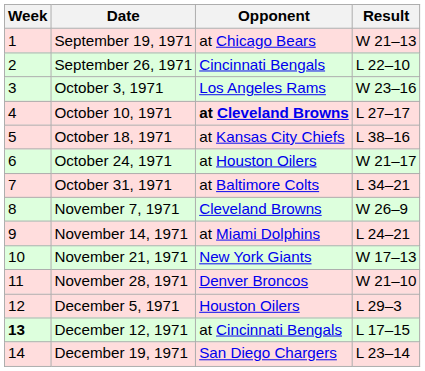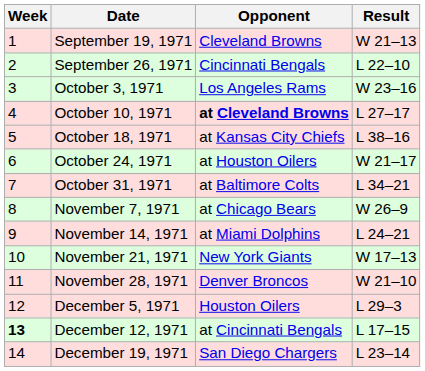(257, 40) at Chicago Bears -> (260, 40) Cleveland Browns
(260, 209) Cleveland Browns -> (257, 209) at Chicago Bears
